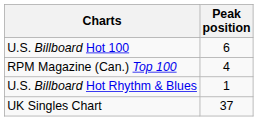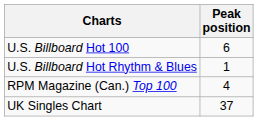rows swapped: (102, 86) <-> (92, 67)
